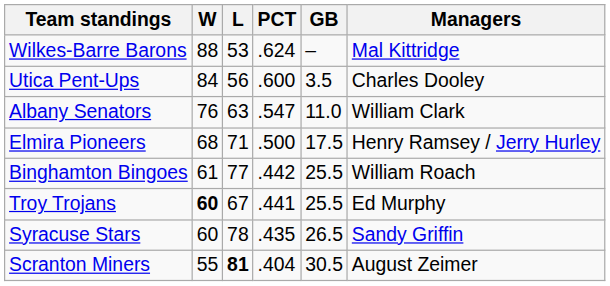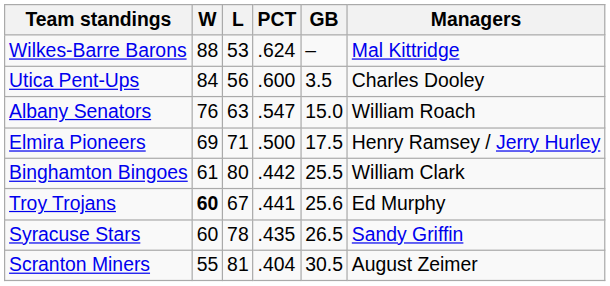(323, 111) 11.0 -> (324, 111) 15.0
(408, 111) William Clark -> (414, 111) William Roach
(207, 142) 68 -> (207, 142) 69
(238, 173) 77 -> (238, 173) 80
(414, 173) William Roach -> (408, 173) William Clark
(324, 204) 25.5 -> (324, 204) 25.6
(238, 265) bold -> (238, 265) normal
